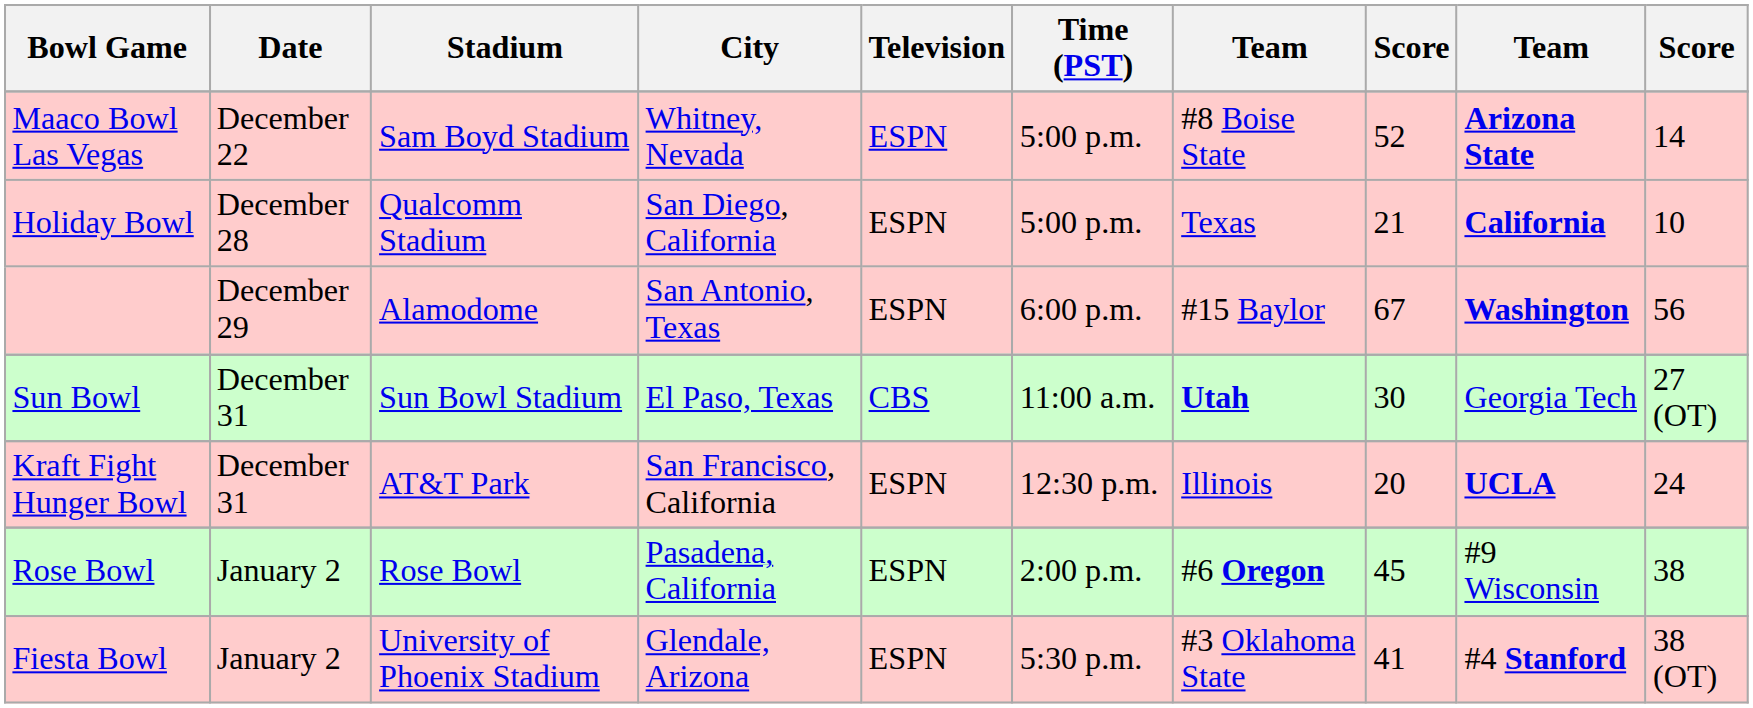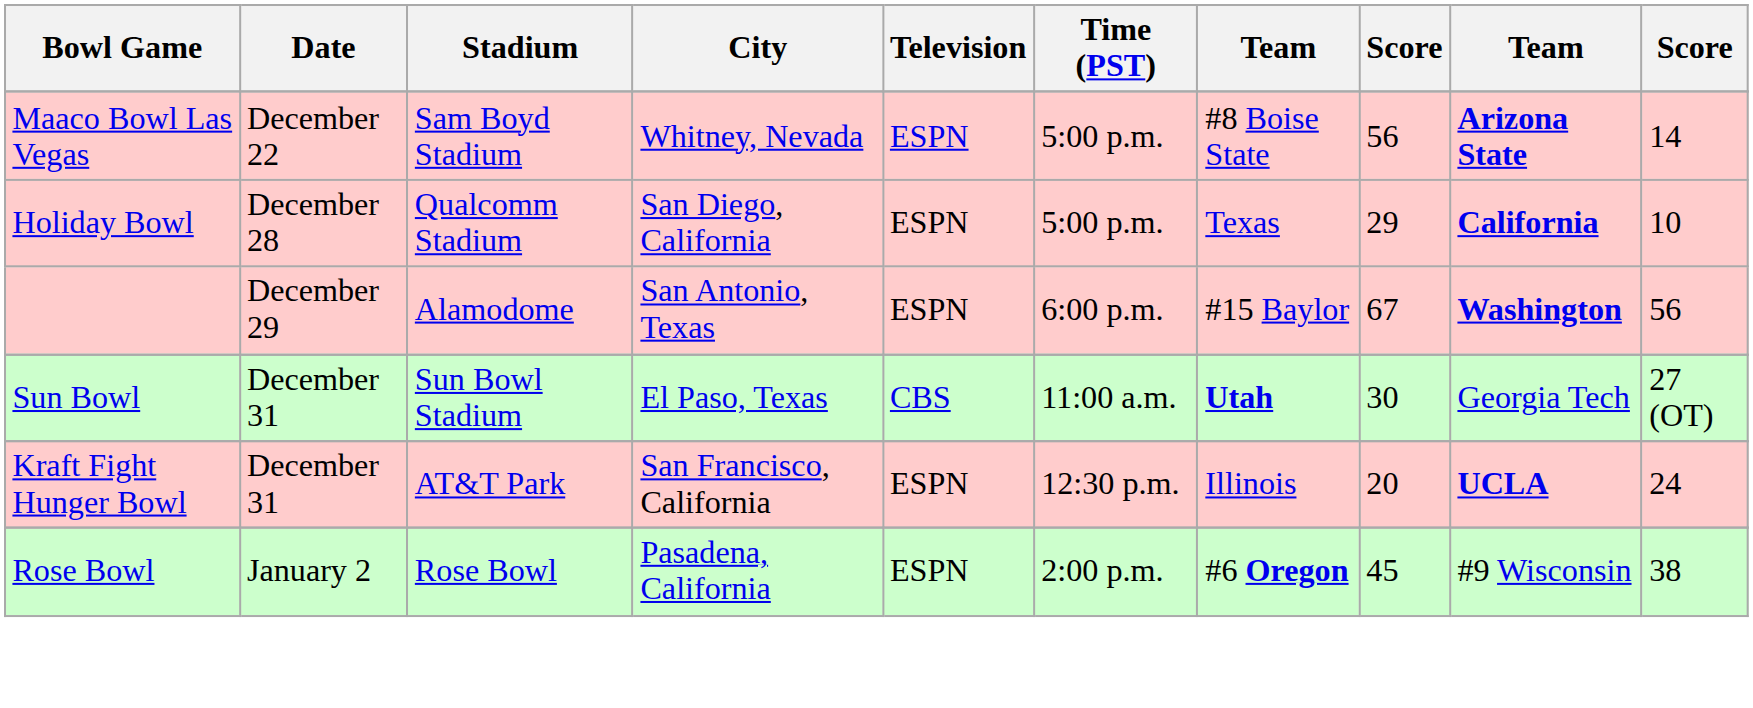(1389, 135) 52 -> (1382, 135) 56
(1389, 222) 21 -> (1382, 222) 29
- row: (90, 658)
